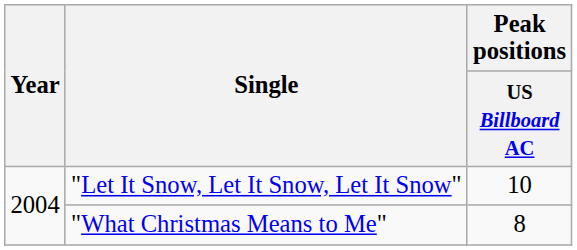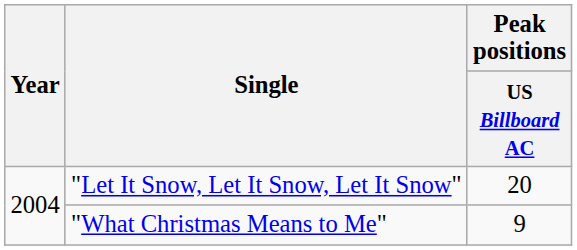(520, 185) 10 -> (520, 185) 20
(520, 224) 8 -> (520, 224) 9
